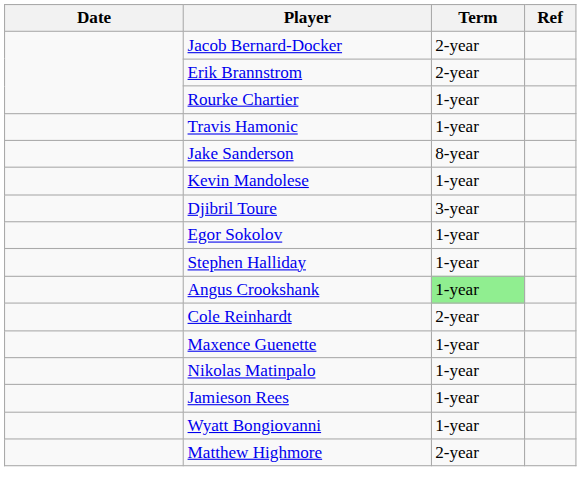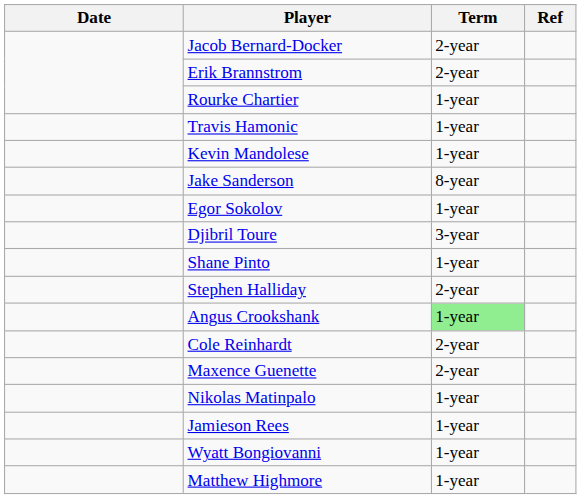rows swapped: (248, 180) <-> (241, 153)
rows swapped: (235, 235) <-> (232, 208)
+ row: (229, 262)
(457, 262) 1-year -> (457, 289) 2-year
(457, 343) 1-year -> (457, 371) 2-year
(457, 452) 2-year -> (457, 479) 1-year
